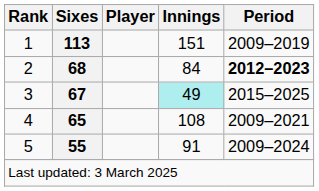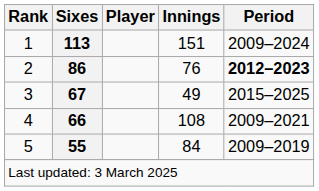(269, 43) 2009–2019 -> (269, 43) 2009–2024
(77, 69) 68 -> (77, 69) 86
(191, 69) 84 -> (191, 69) 76
(191, 95) paleturquoise background -> (191, 95) no background
(77, 120) 65 -> (77, 120) 66
(191, 146) 91 -> (191, 146) 84
(269, 146) 2009–2024 -> (269, 146) 2009–2019
